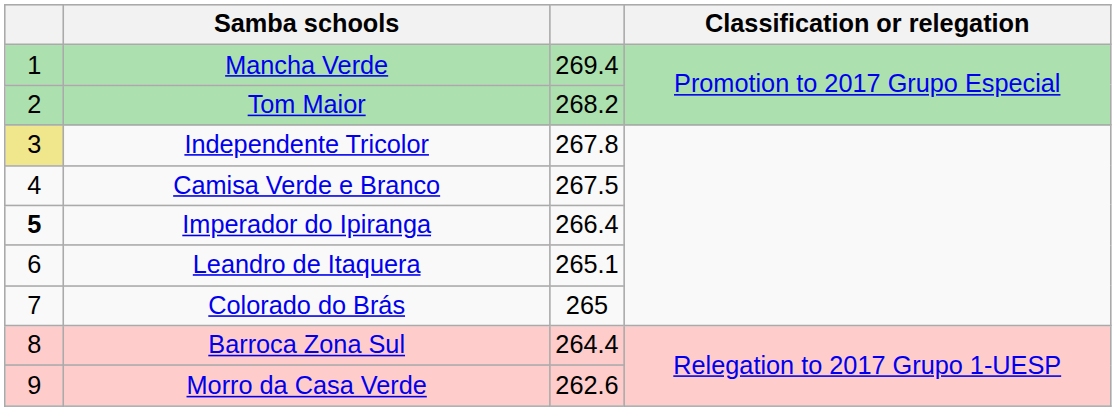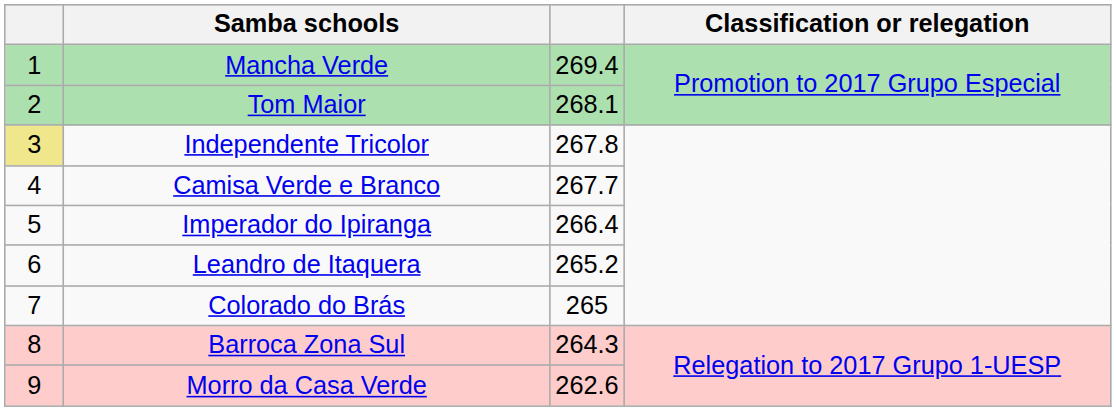(587, 104) 268.2 -> (587, 104) 268.1
(587, 184) 267.5 -> (587, 184) 267.7
(34, 225) bold -> (34, 225) normal
(587, 265) 265.1 -> (587, 265) 265.2
(587, 345) 264.4 -> (587, 345) 264.3
